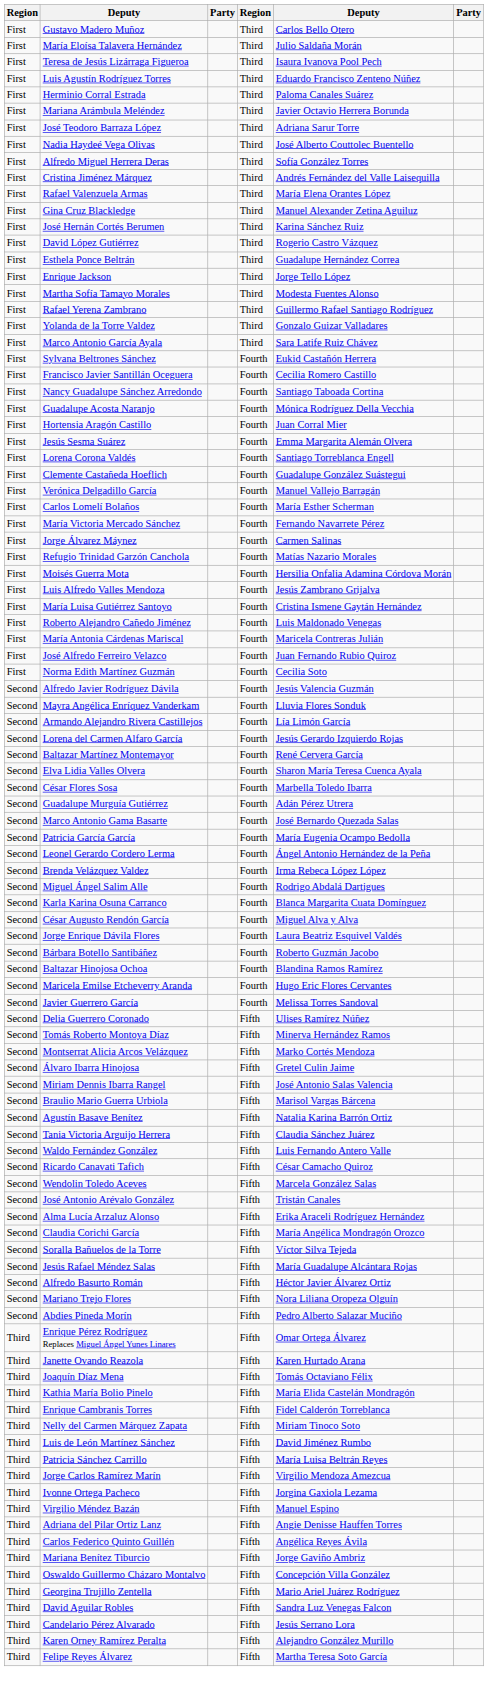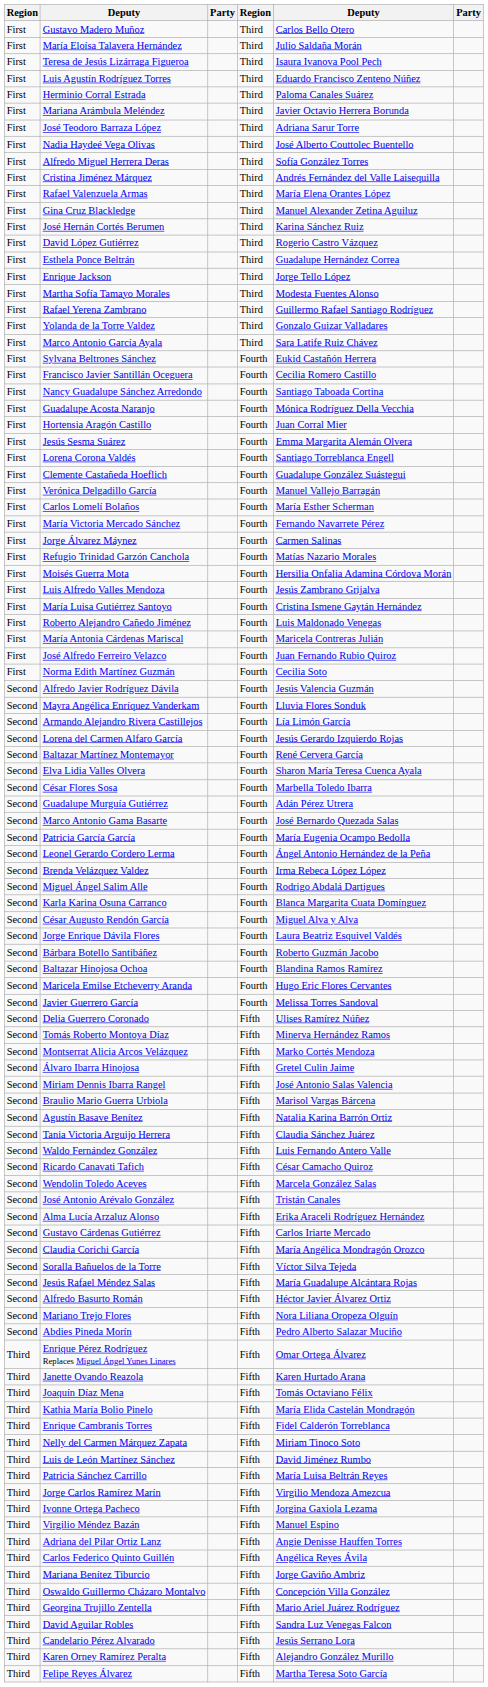+ row: (102, 1233)
